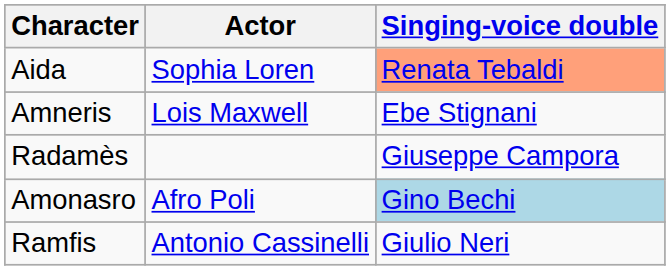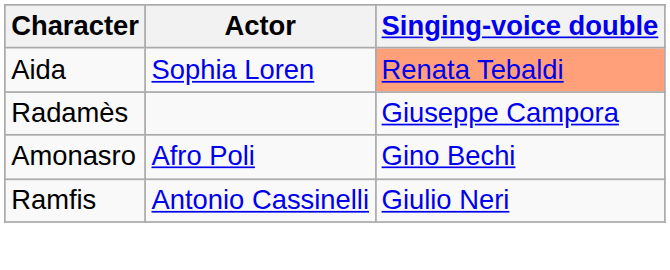- row: (61, 112)
(449, 199) lightblue background -> (449, 156) no background
